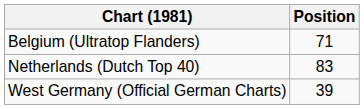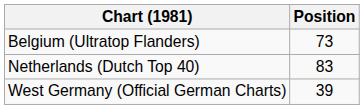(324, 41) 71 -> (324, 41) 73
